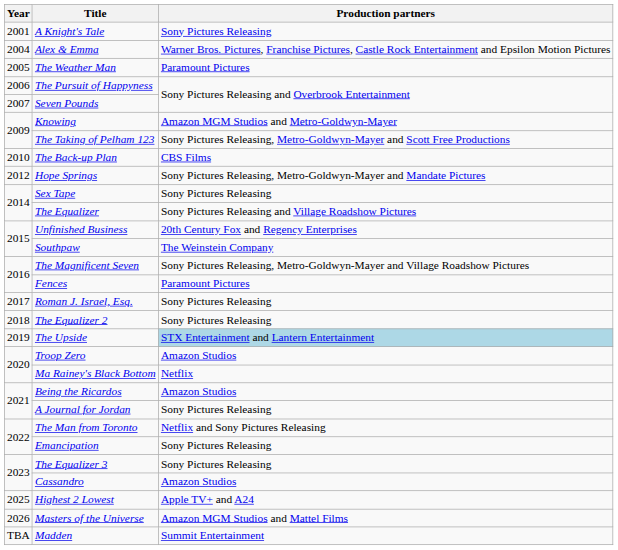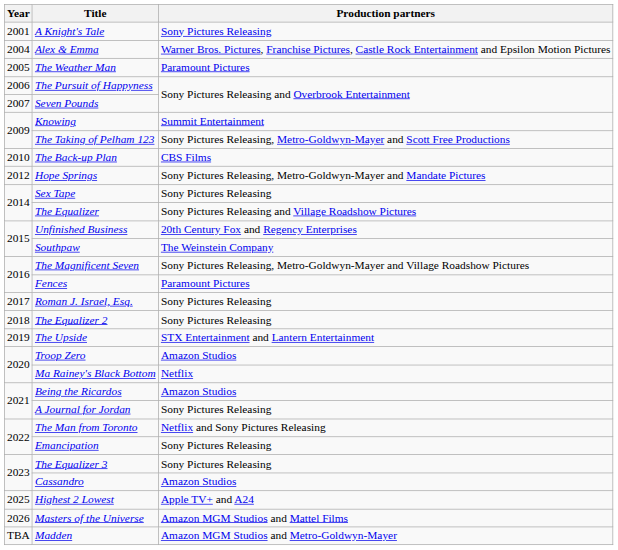(279, 121) Amazon MGM Studios and Metro-Goldwyn-Mayer -> (212, 121) Summit Entertainment
(268, 337) lightblue background -> (268, 337) no background
(212, 535) Summit Entertainment -> (279, 535) Amazon MGM Studios and Metro-Goldwyn-Mayer
